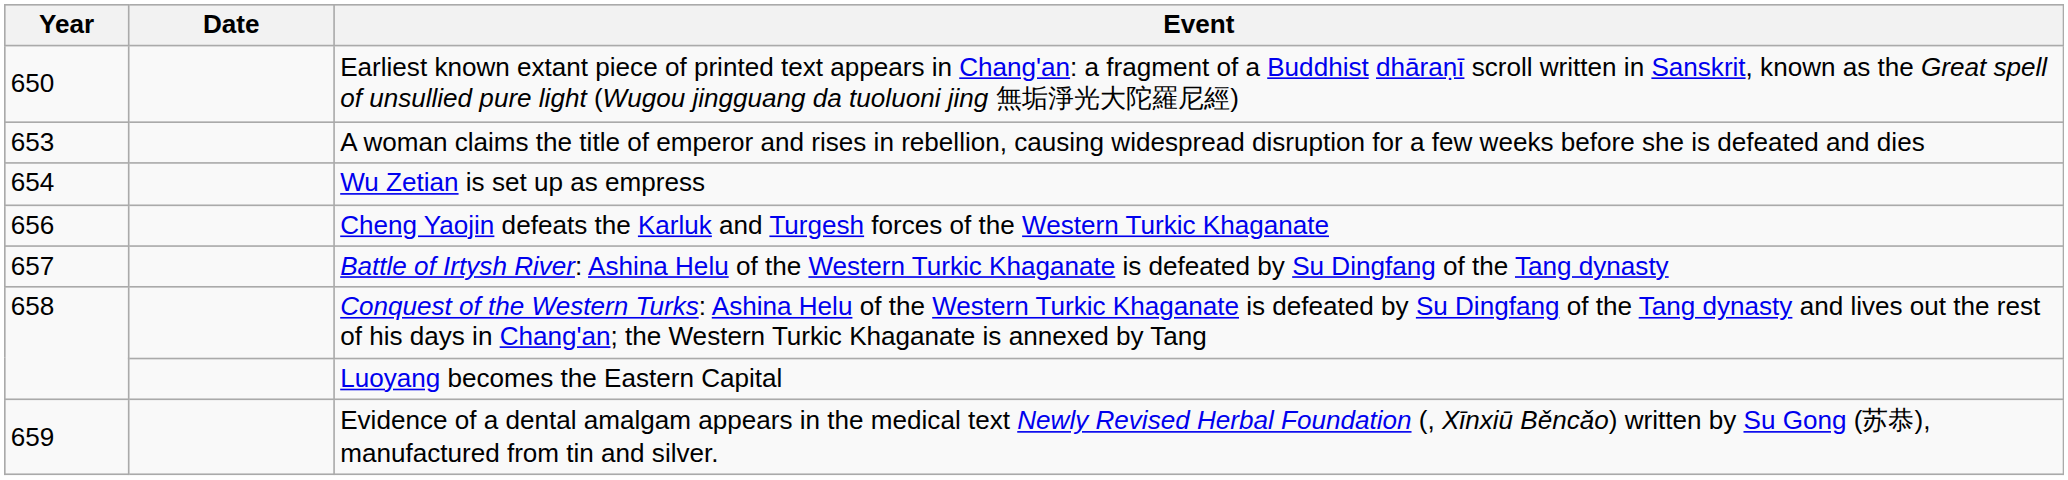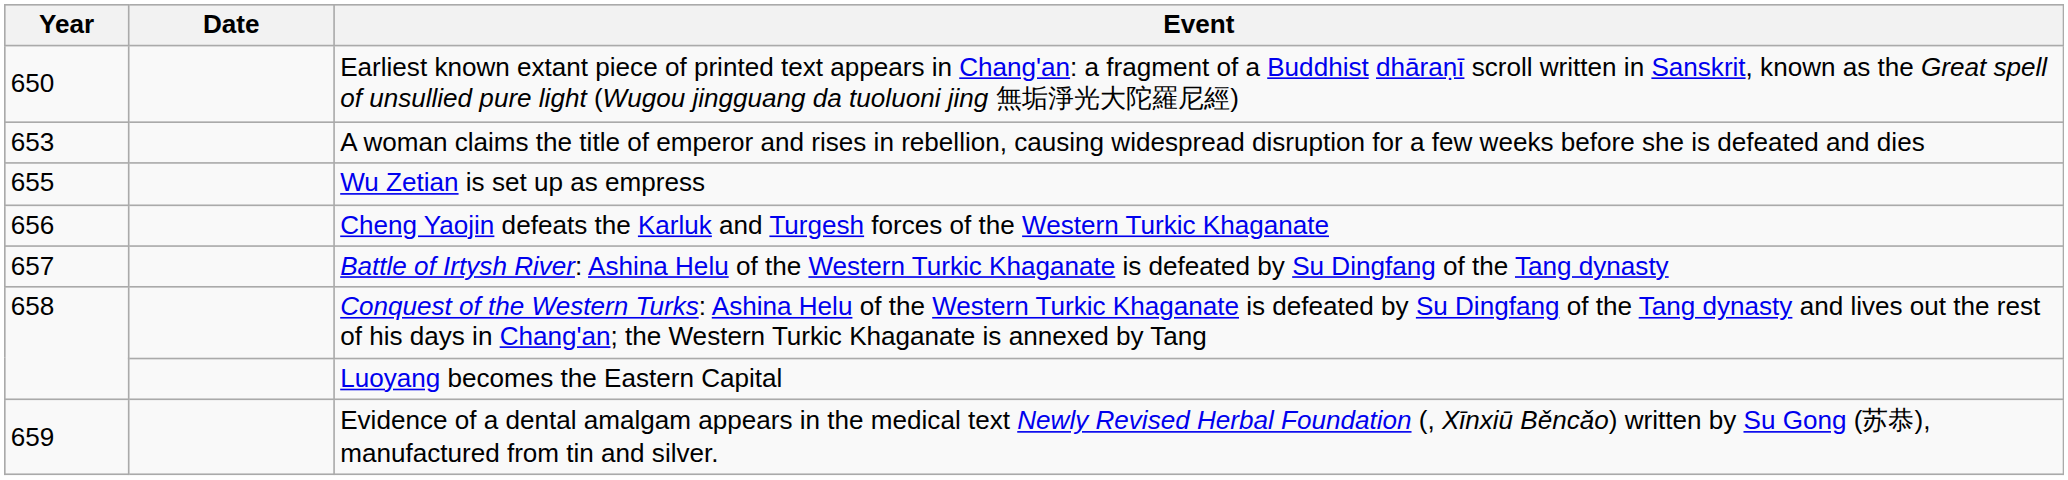(33, 183) 654 -> (33, 183) 655
